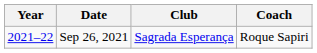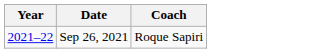- column: (184, 15)
